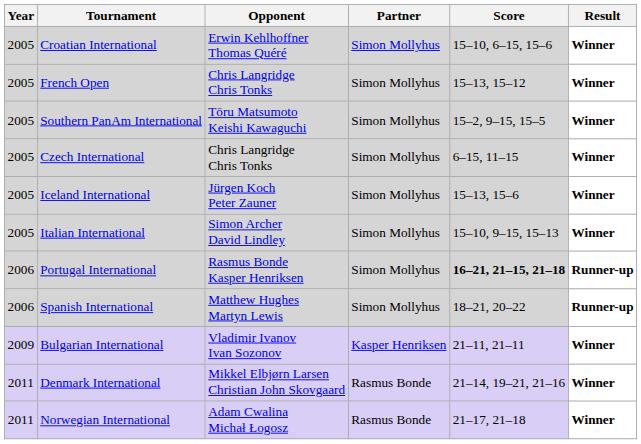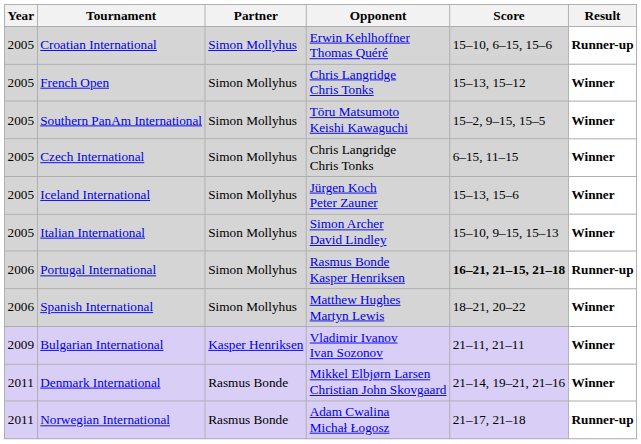columns swapped: (399, 15) <-> (277, 15)
(593, 45) Winner -> (602, 45) Runner-up
(602, 307) Runner-up -> (593, 307) Winner
(593, 420) Winner -> (602, 420) Runner-up
